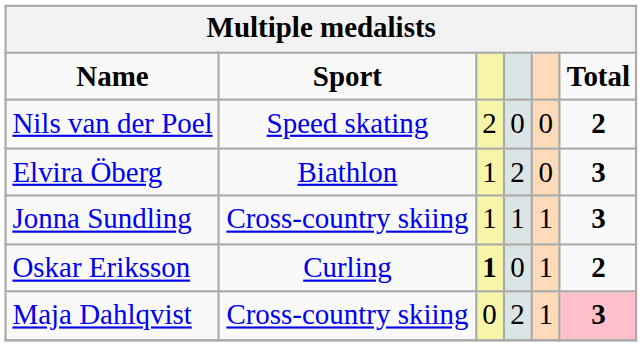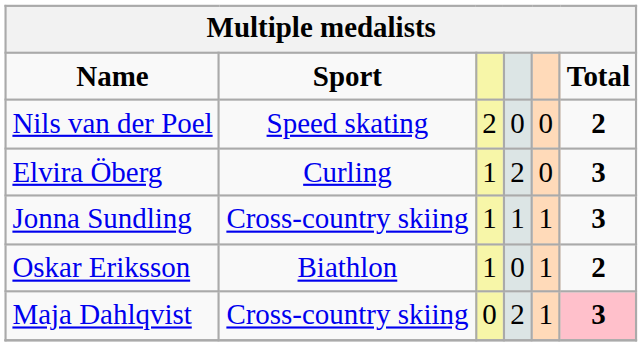(347, 171) Biathlon -> (347, 171) Curling
(347, 267) Curling -> (347, 267) Biathlon
(489, 267) bold -> (489, 267) normal
